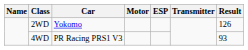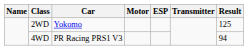(225, 24) 126 -> (225, 24) 125
(223, 38) 93 -> (223, 38) 94
